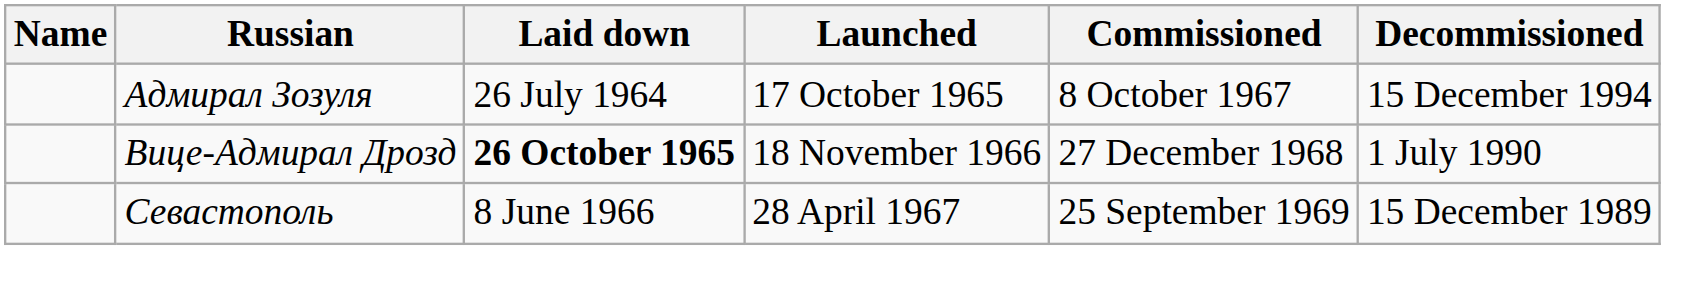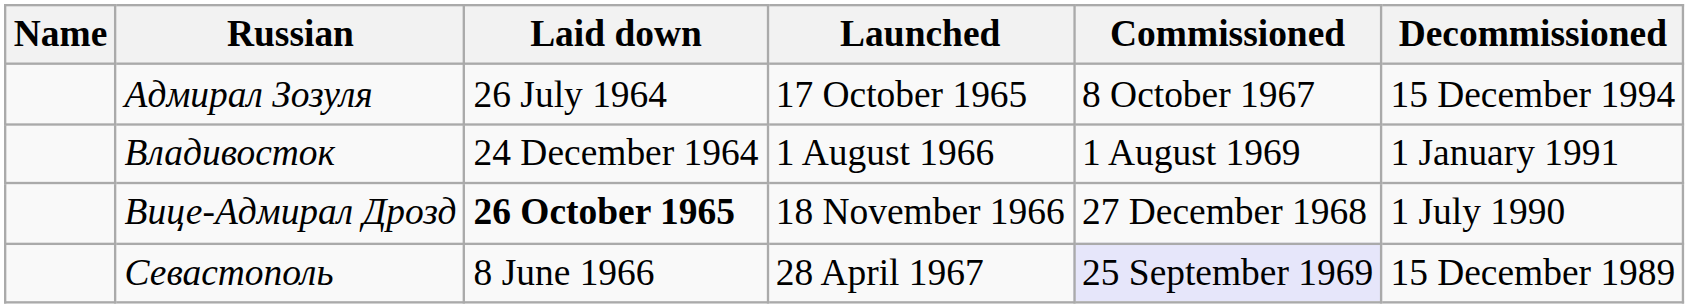+ row: (230, 152)
(1204, 212) no background -> (1228, 271) lavender background
